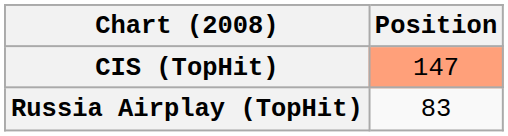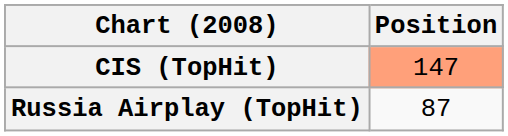(436, 109) 83 -> (436, 109) 87
